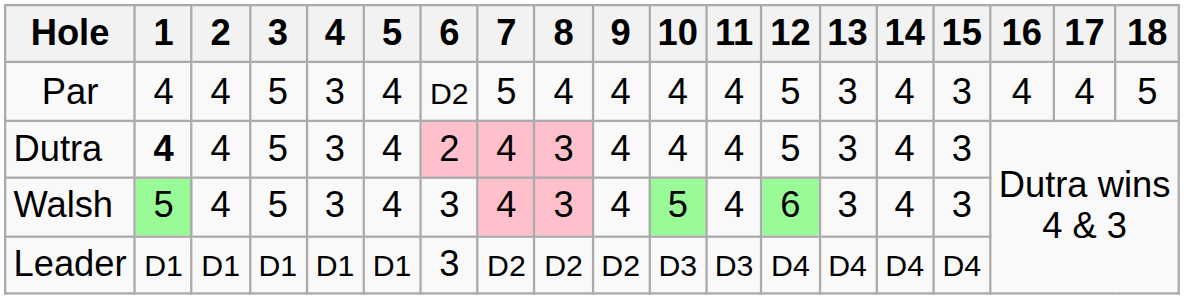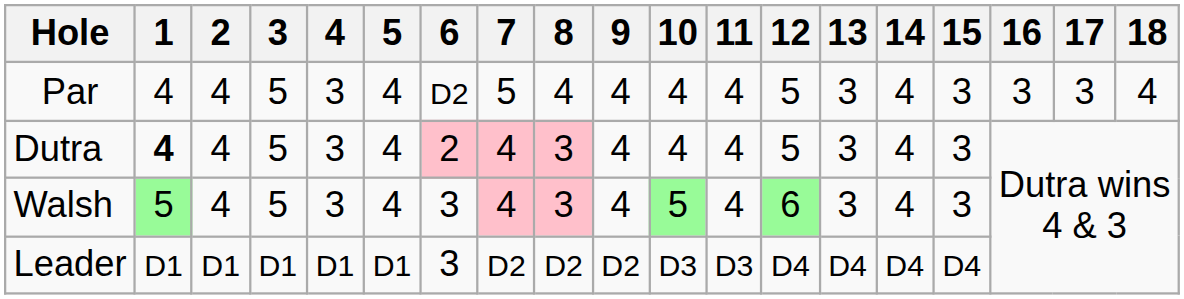(1022, 90) 4 -> (1022, 90) 3
(1084, 90) 4 -> (1084, 90) 3
(1147, 90) 5 -> (1147, 90) 4
